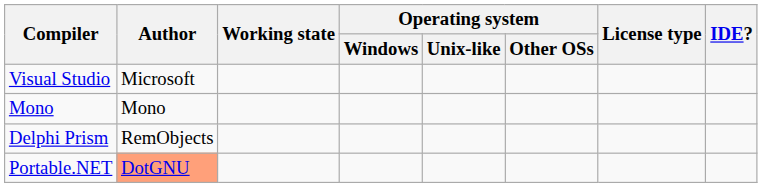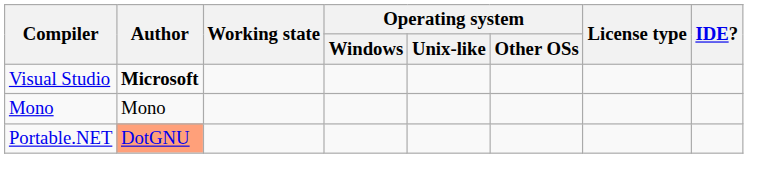(158, 78) normal -> (160, 78) bold
- row: (59, 138)
